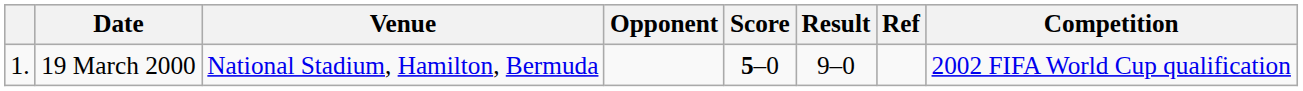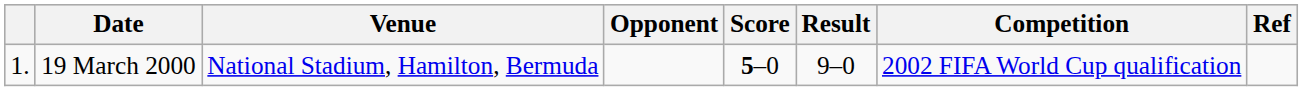columns swapped: (1111, 24) <-> (901, 24)
